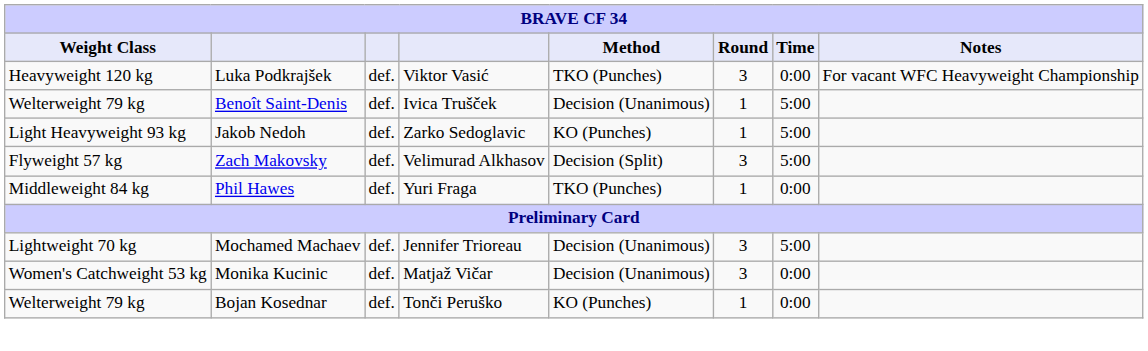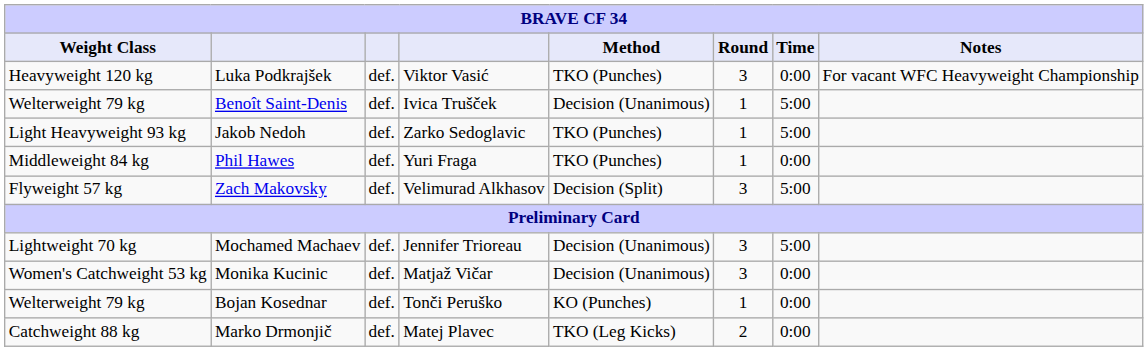(602, 132) KO (Punches) -> (607, 132) TKO (Punches)
rows swapped: (255, 189) <-> (271, 160)
+ row: (273, 331)
